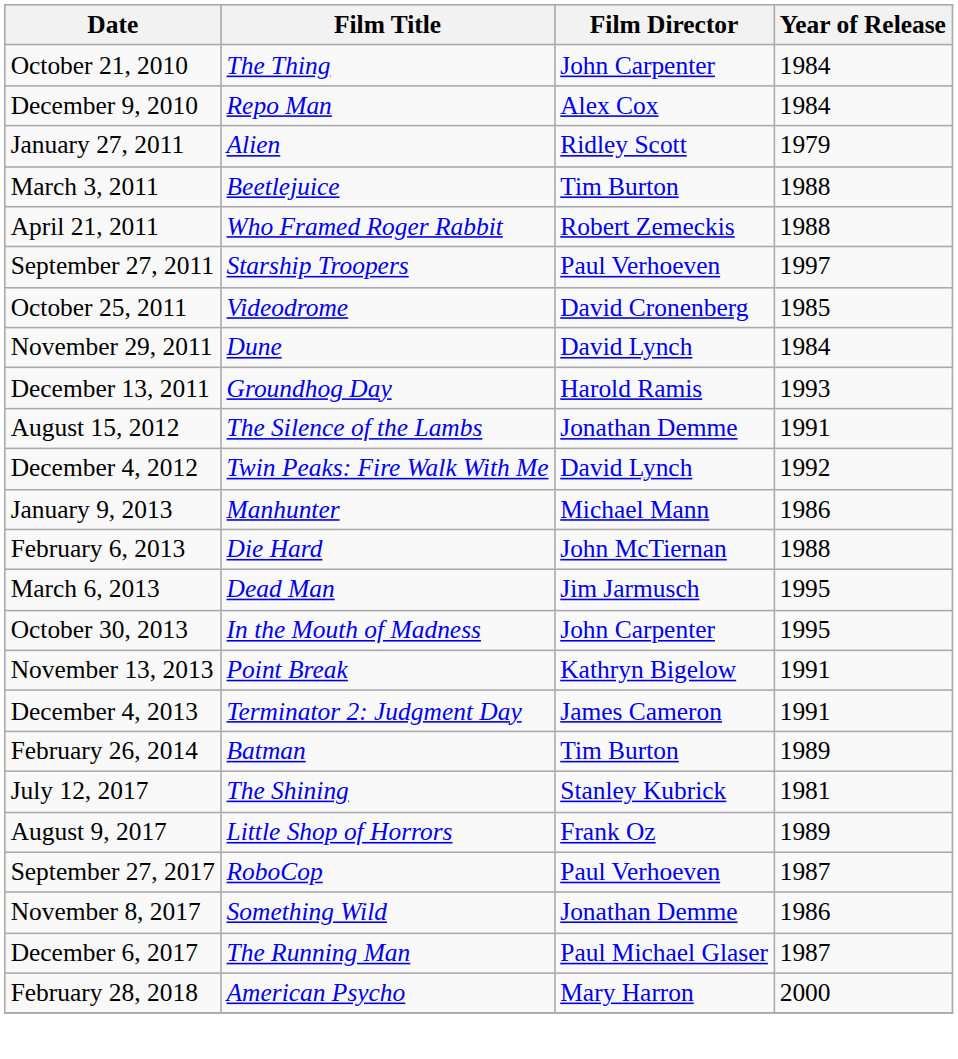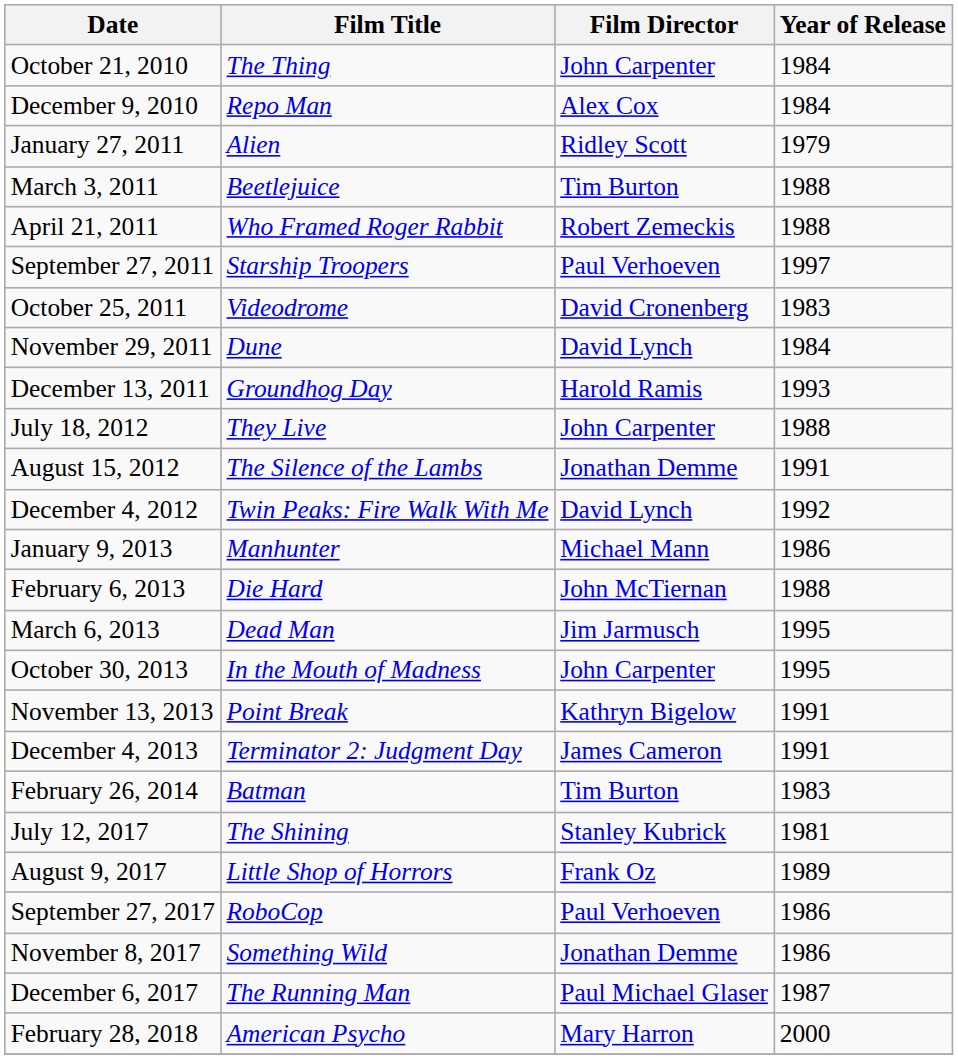(805, 307) 1985 -> (805, 307) 1983
+ row: (80, 428)
(805, 750) 1989 -> (805, 791) 1983
(805, 871) 1987 -> (805, 912) 1986
